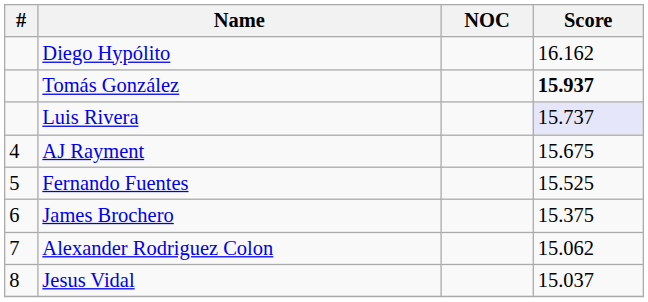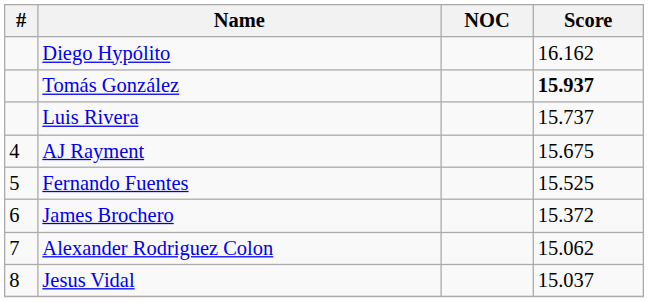(566, 118) lavender background -> (566, 118) no background
(566, 215) 15.375 -> (566, 215) 15.372
